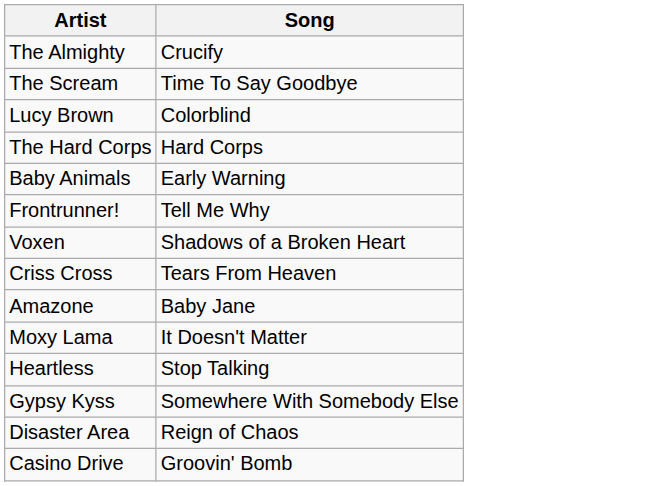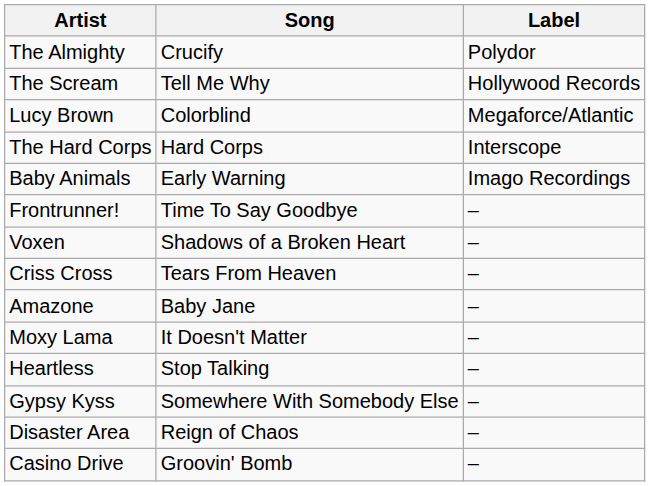+ column: (554, 20)
(259, 83) Time To Say Goodbye -> (215, 83) Tell Me Why
(215, 210) Tell Me Why -> (259, 210) Time To Say Goodbye
